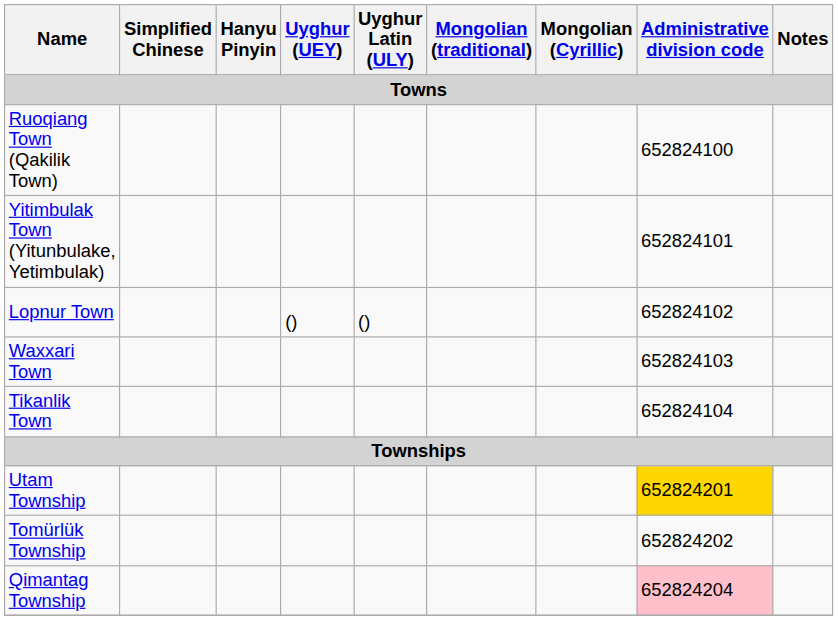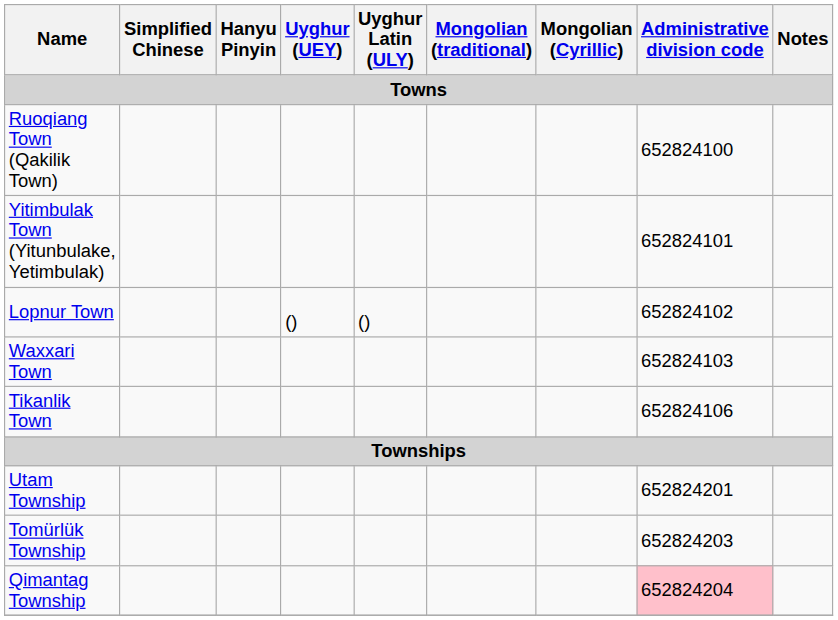(687, 411) 652824104 -> (687, 411) 652824106
(687, 490) gold background -> (687, 490) no background
(687, 540) 652824202 -> (687, 540) 652824203
